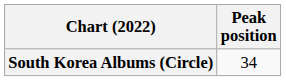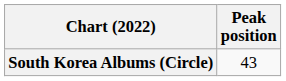(249, 62) 34 -> (249, 62) 43
